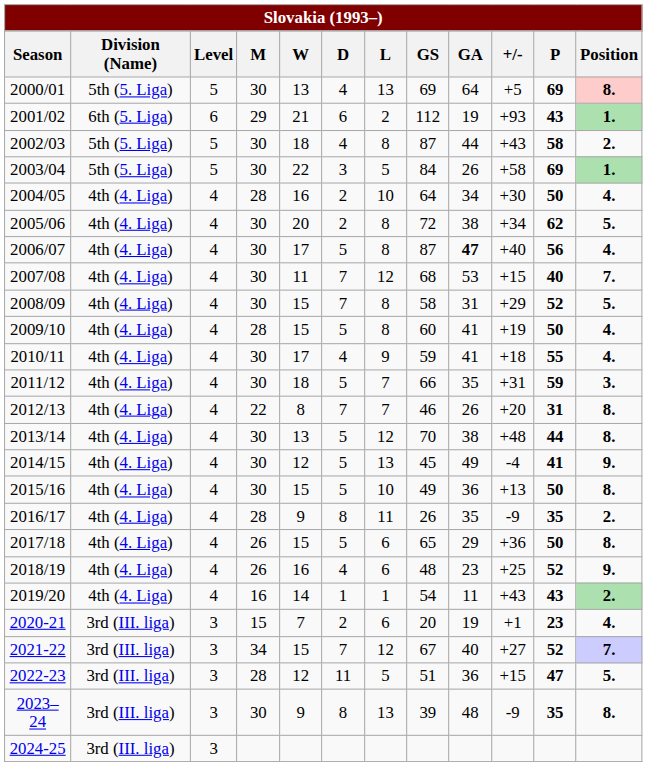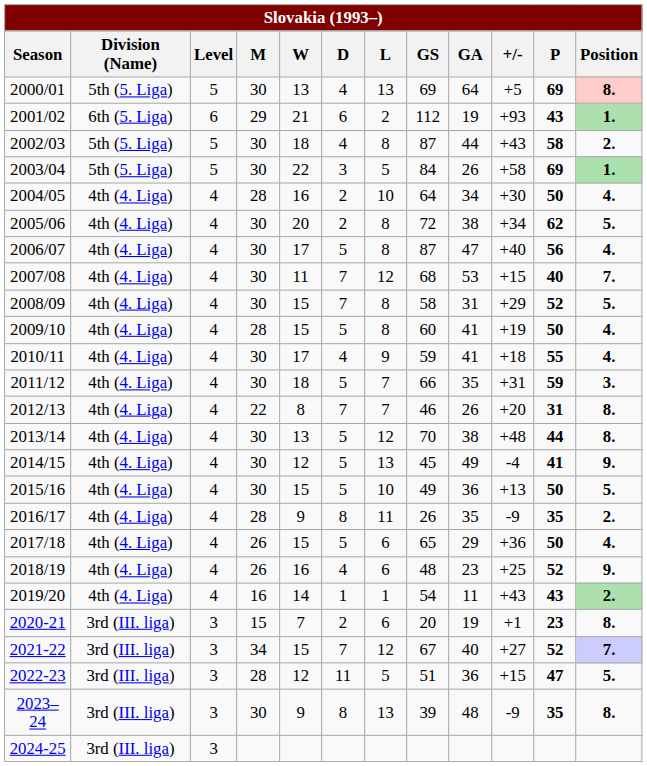(470, 249) bold -> (470, 249) normal
(609, 489) 8. -> (609, 489) 5.
(609, 542) 8. -> (609, 542) 4.
(609, 622) 4. -> (609, 622) 8.
